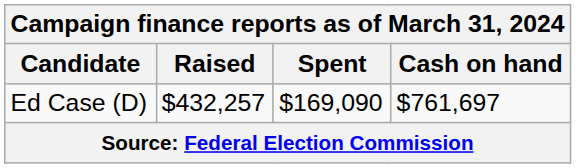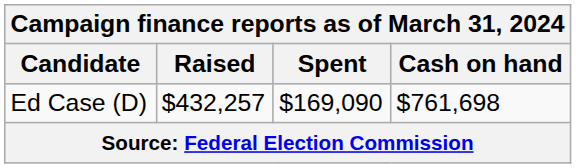(448, 102) $761,697 -> (448, 102) $761,698
